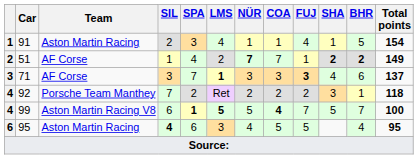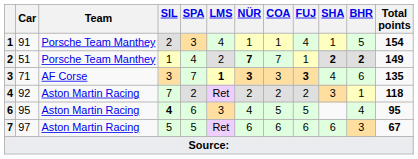(90, 42) Aston Martin Racing -> (98, 42) Porsche Team Manthey
(64, 59) AF Corse -> (98, 59) Porsche Team Manthey
(250, 76) normal -> (249, 76) bold
(395, 76) 137 -> (394, 76) 135
(98, 93) Porsche Team Manthey -> (90, 93) Aston Martin Racing
- row: (24, 110)
+ row: (24, 127)
